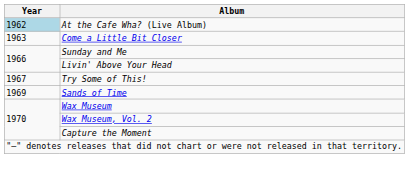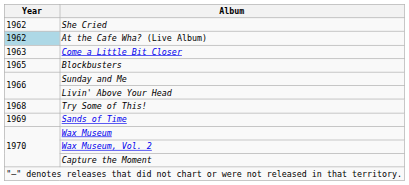+ row: (84, 25)
+ row: (92, 65)
(16, 79) 1967 -> (16, 106) 1968
